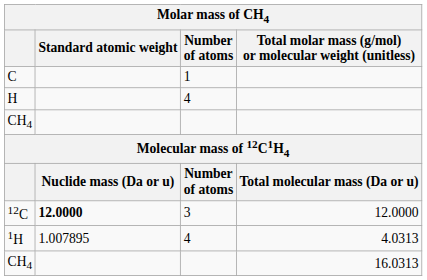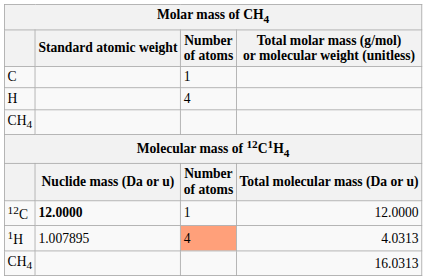(187, 213) 3 -> (187, 213) 1
(187, 238) no background -> (187, 238) lightsalmon background
